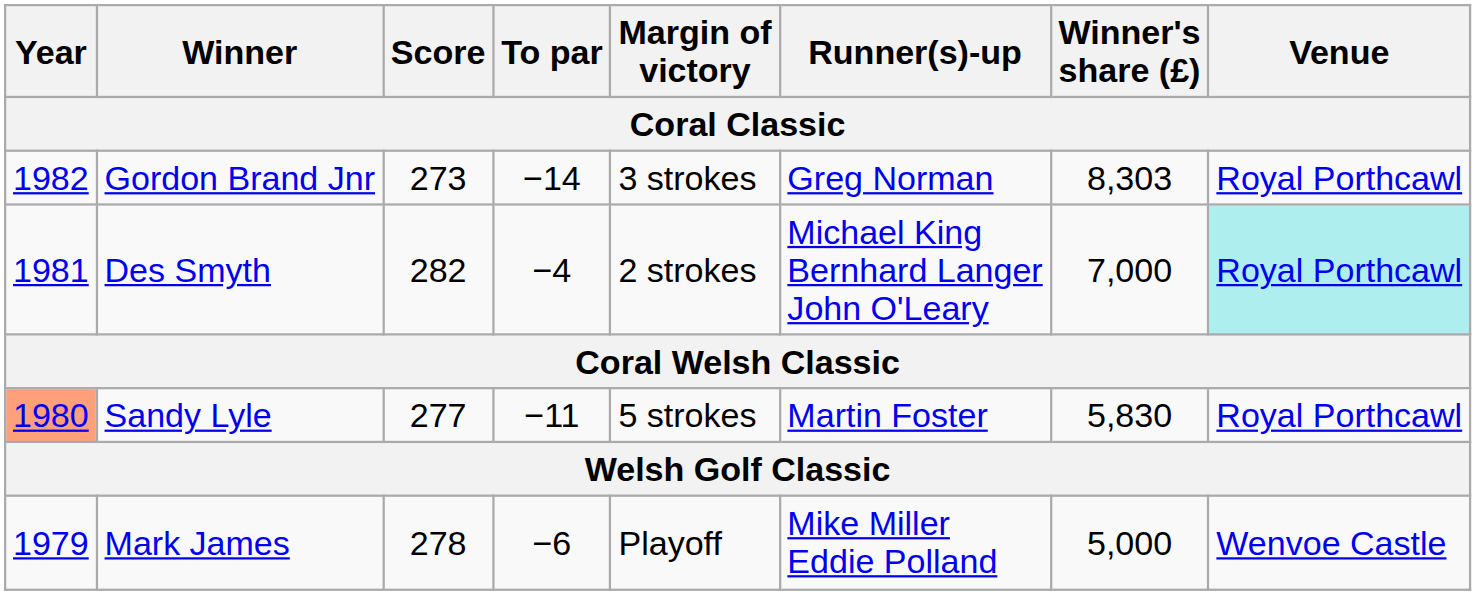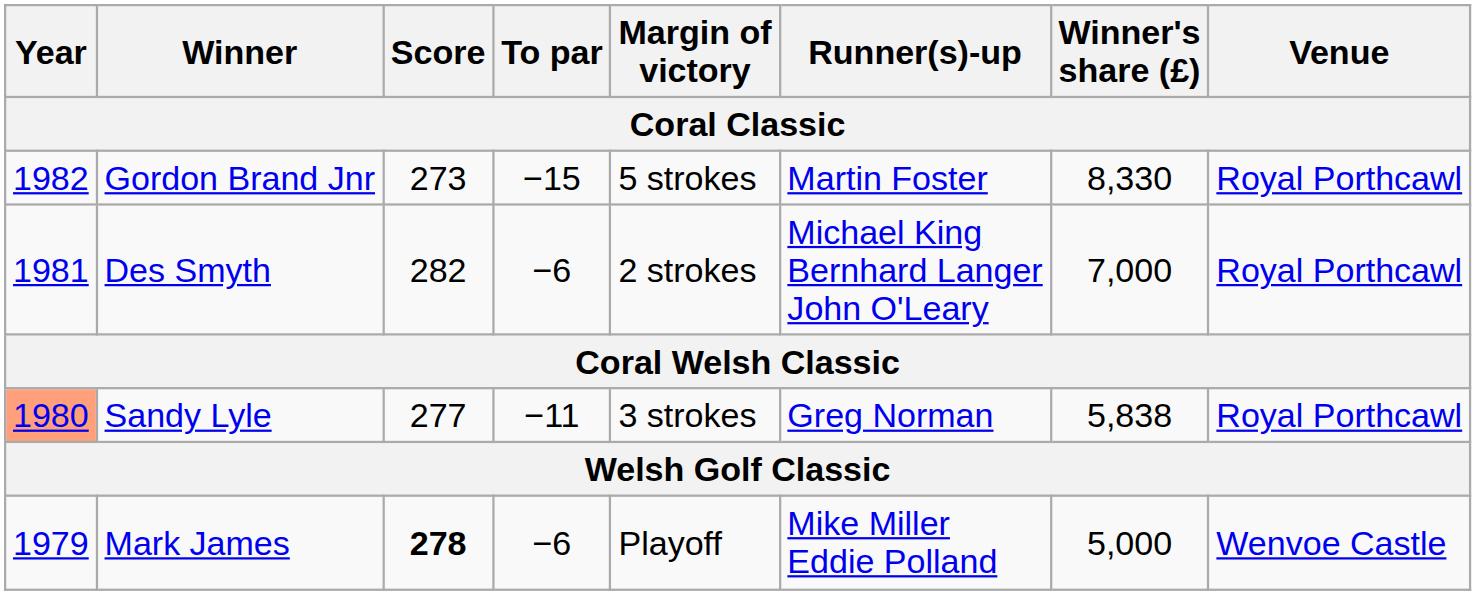(552, 178) −14 -> (552, 178) −15
(687, 178) 3 strokes -> (687, 178) 5 strokes
(890, 178) Greg Norman -> (888, 178) Martin Foster
(1130, 178) 8,303 -> (1130, 178) 8,330
(552, 270) −4 -> (552, 270) −6
(1339, 270) paleturquoise background -> (1339, 270) no background
(687, 416) 5 strokes -> (687, 416) 3 strokes
(888, 416) Martin Foster -> (890, 416) Greg Norman
(1130, 416) 5,830 -> (1130, 416) 5,838
(438, 543) normal -> (438, 543) bold
